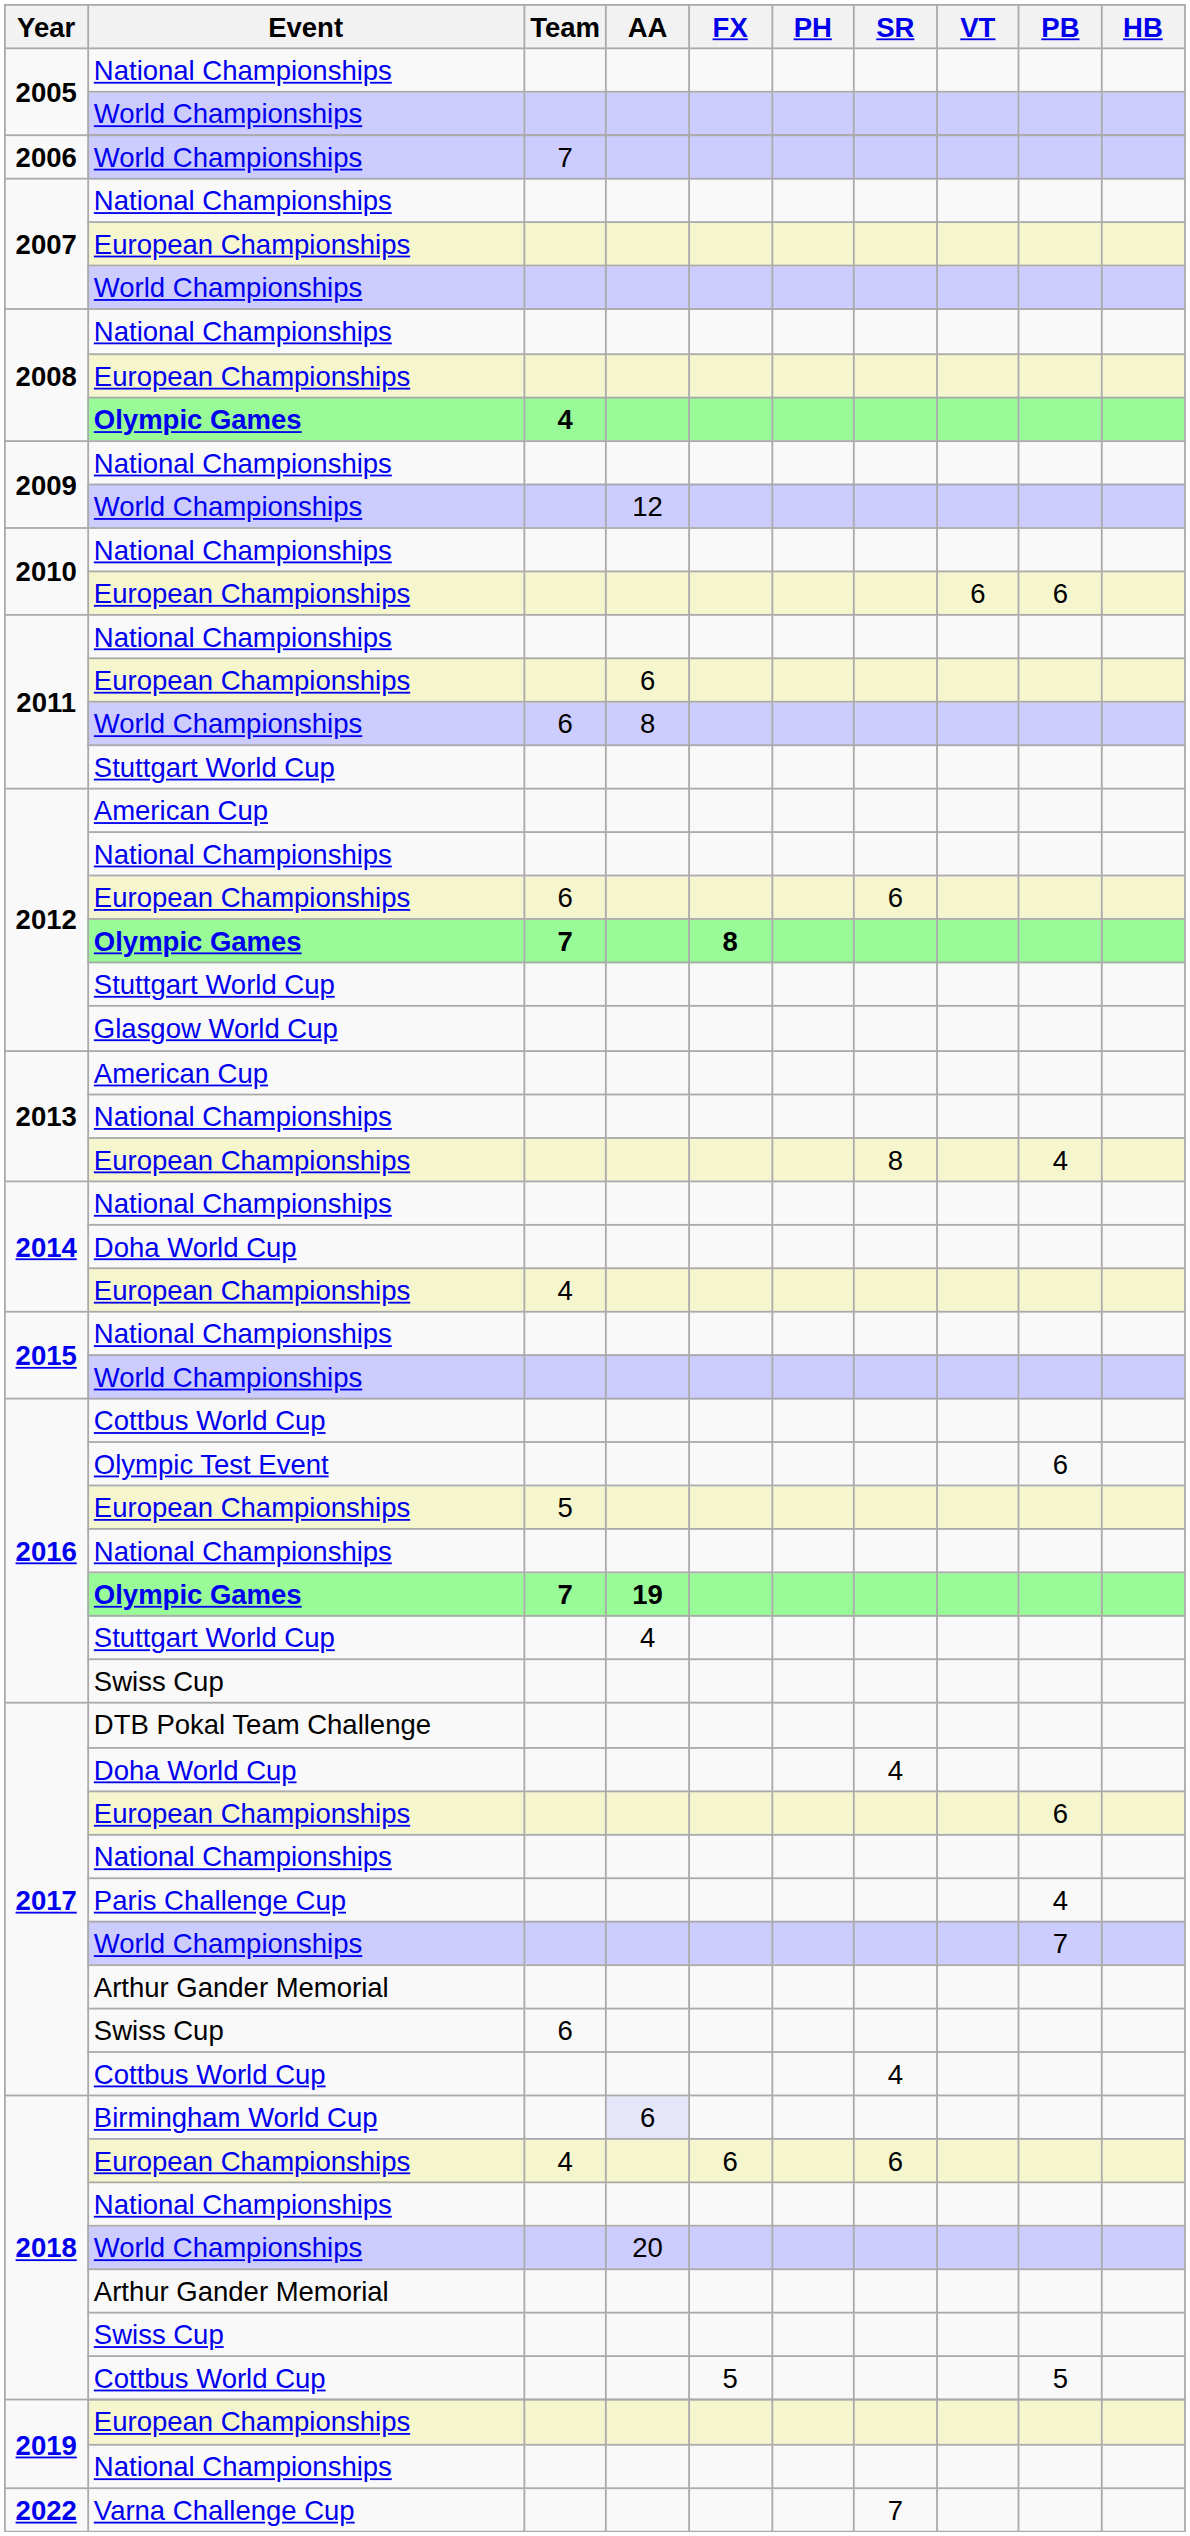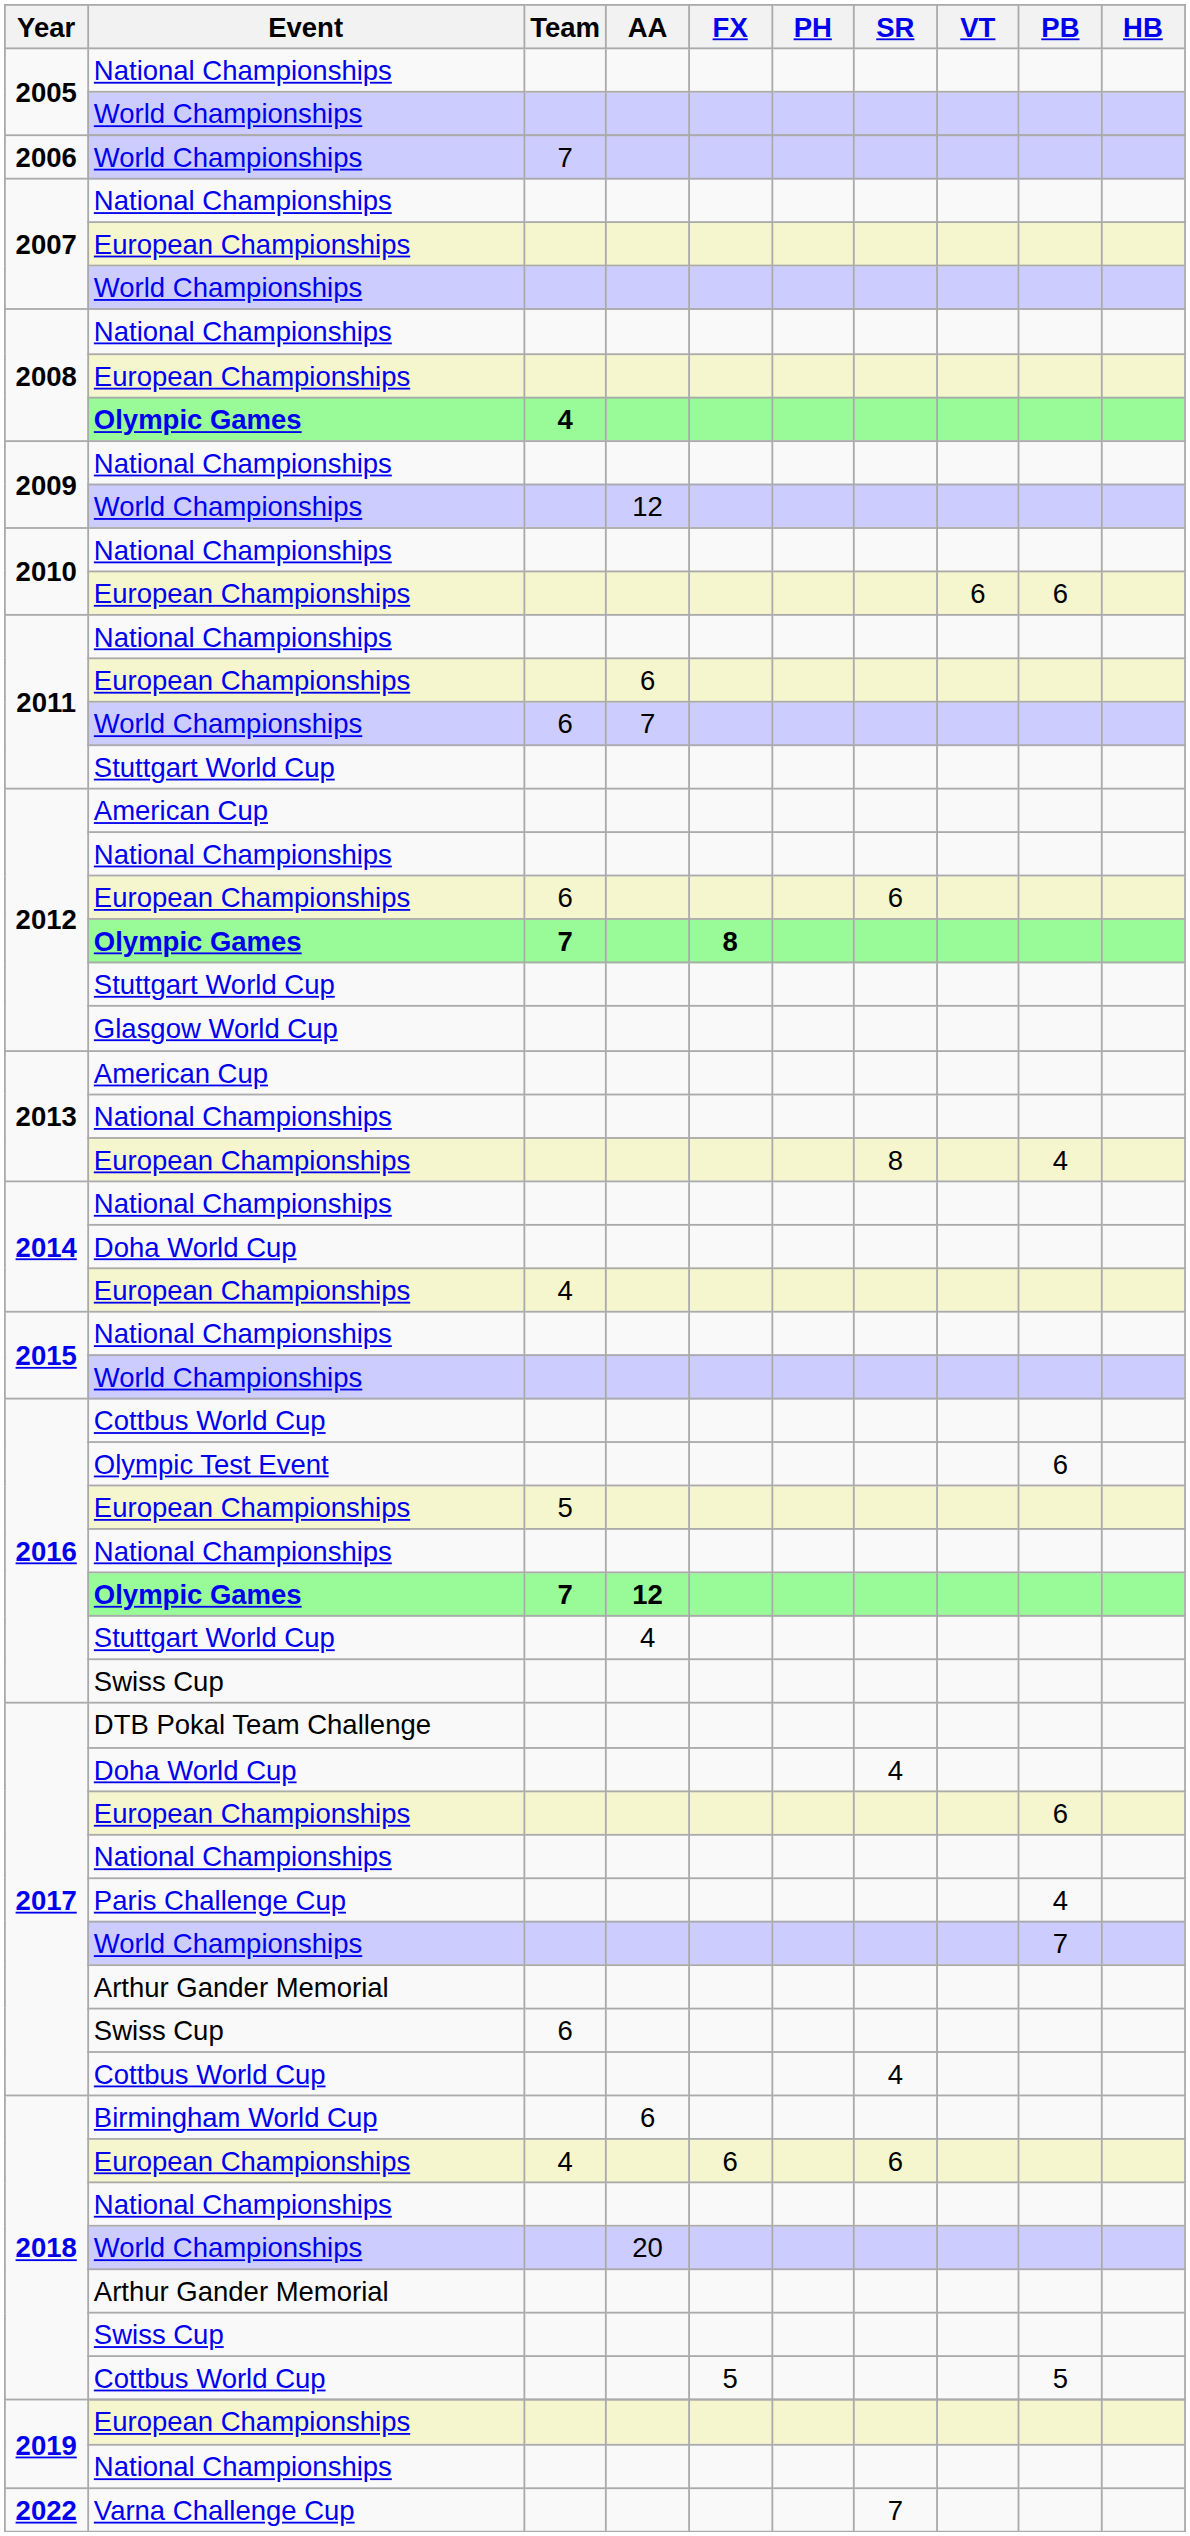(648, 724) 8 -> (648, 724) 7
(648, 1595) 19 -> (648, 1595) 12
(648, 2117) lavender background -> (648, 2117) no background
